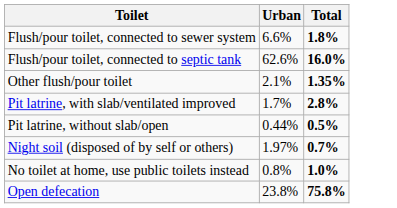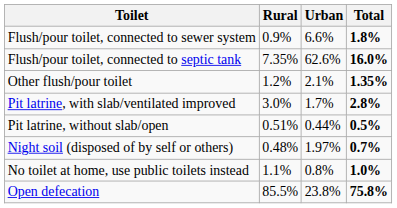+ column: (280, 15)
